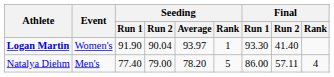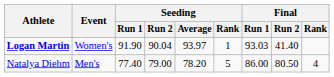(257, 46) 93.30 -> (257, 46) 93.03
(287, 63) 57.11 -> (287, 63) 80.50
